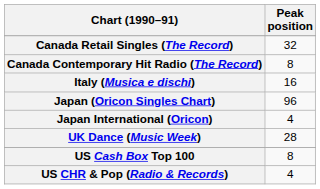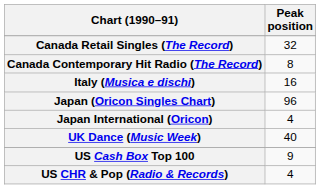(290, 138) 28 -> (290, 138) 40
(290, 156) 8 -> (290, 156) 9
